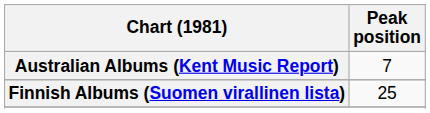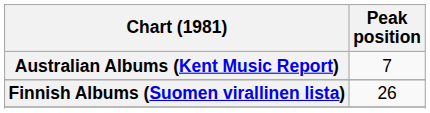(387, 93) 25 -> (387, 93) 26
